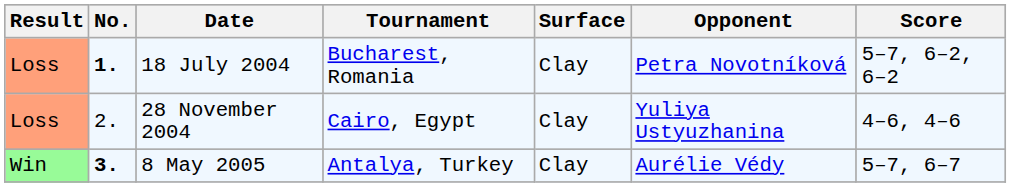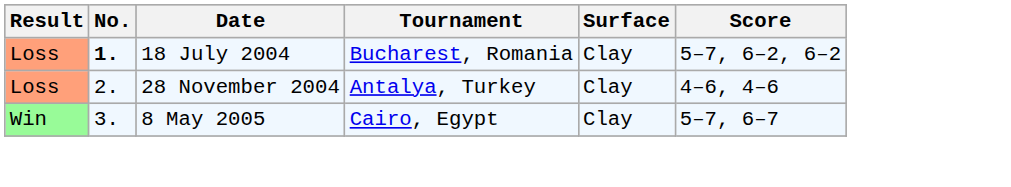- column: (744, 21)
(402, 121) Cairo, Egypt -> (443, 87) Antalya, Turkey
(107, 165) bold -> (107, 119) normal
(421, 165) Antalya, Turkey -> (424, 119) Cairo, Egypt
